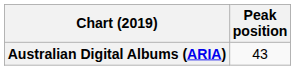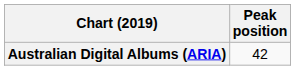(260, 53) 43 -> (260, 53) 42
